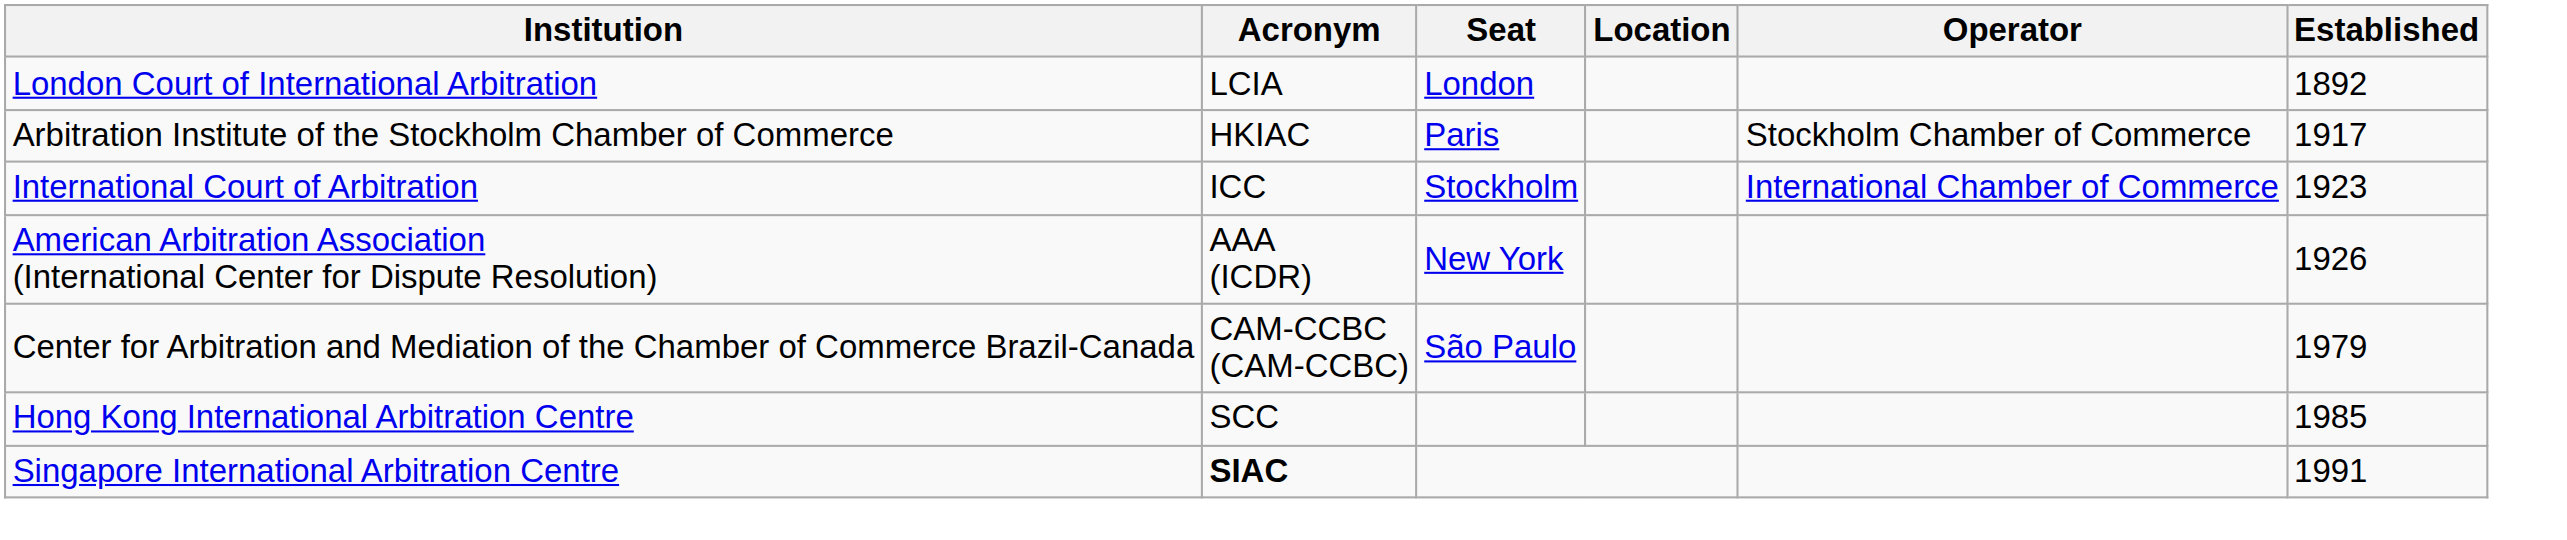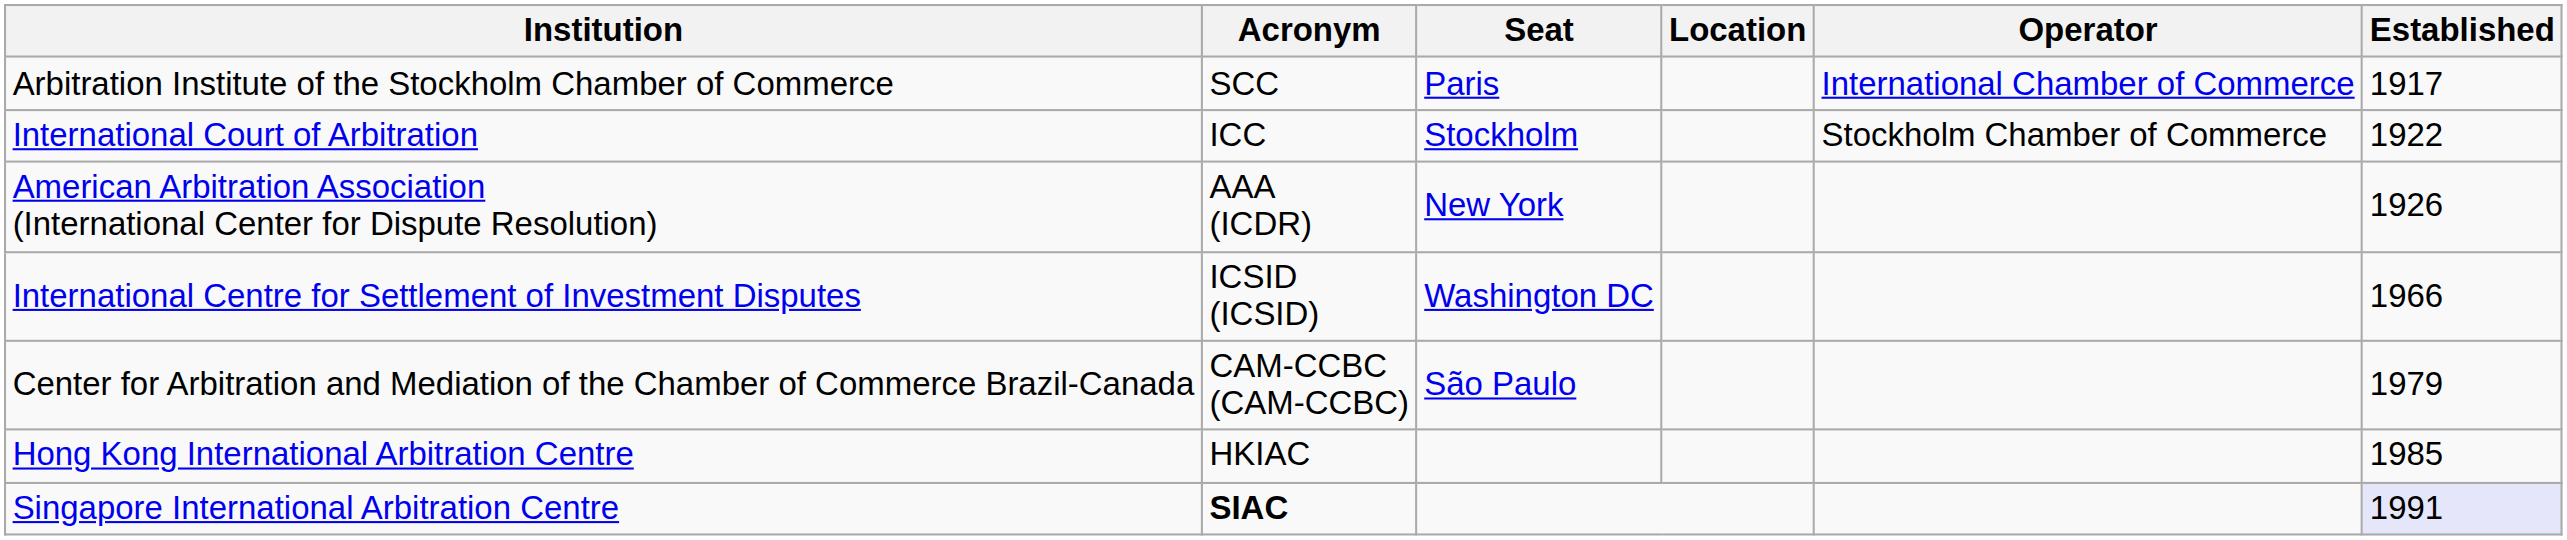- row: (305, 82)
(1260, 135) HKIAC -> (1244, 82) SCC
(1999, 135) Stockholm Chamber of Commerce -> (2088, 82) International Chamber of Commerce
(2012, 187) International Chamber of Commerce -> (2074, 135) Stockholm Chamber of Commerce
(2331, 187) 1923 -> (2406, 135) 1922
+ row: (437, 295)
(1244, 418) SCC -> (1260, 455) HKIAC
(2331, 470) no background -> (2406, 507) lavender background
